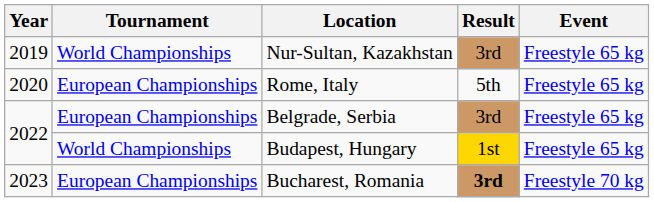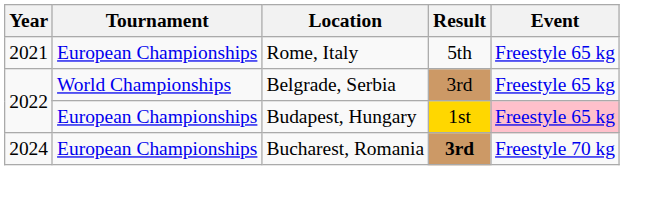- row: (360, 52)
(29, 84) 2020 -> (29, 52) 2021
(157, 116) European Championships -> (144, 84) World Championships
(144, 149) World Championships -> (157, 116) European Championships
(584, 149) no background -> (555, 116) pink background
(29, 181) 2023 -> (29, 149) 2024
